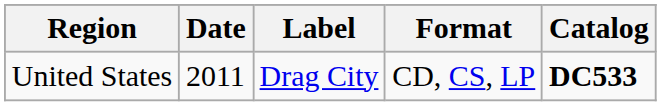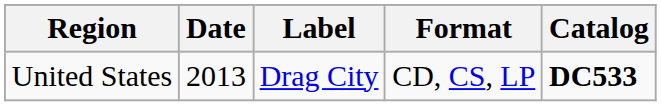(215, 75) 2011 -> (216, 75) 2013
